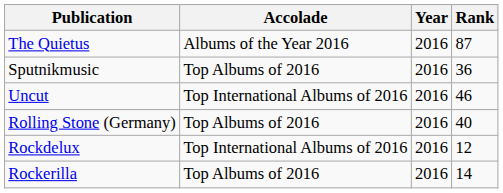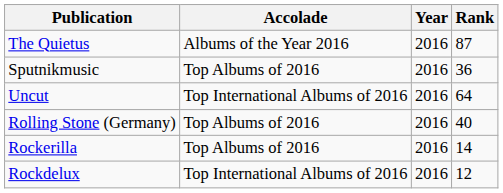(464, 95) 46 -> (464, 95) 64
rows swapped: (44, 148) <-> (43, 174)
